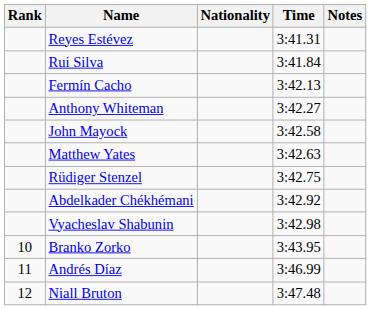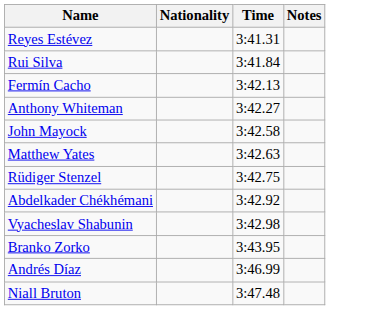- column: (25, 16)
